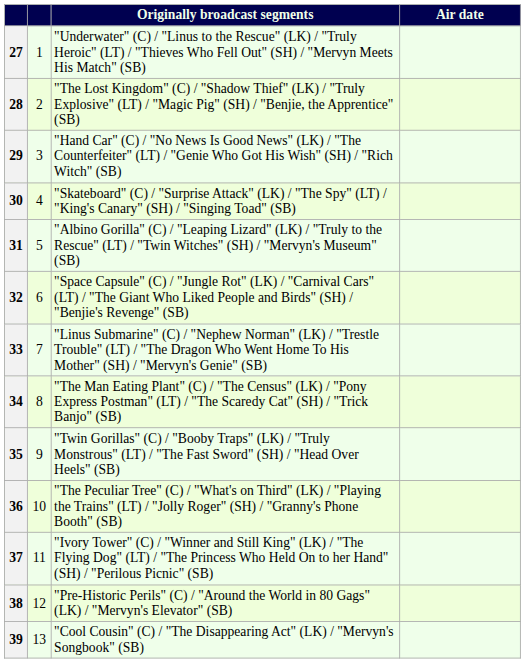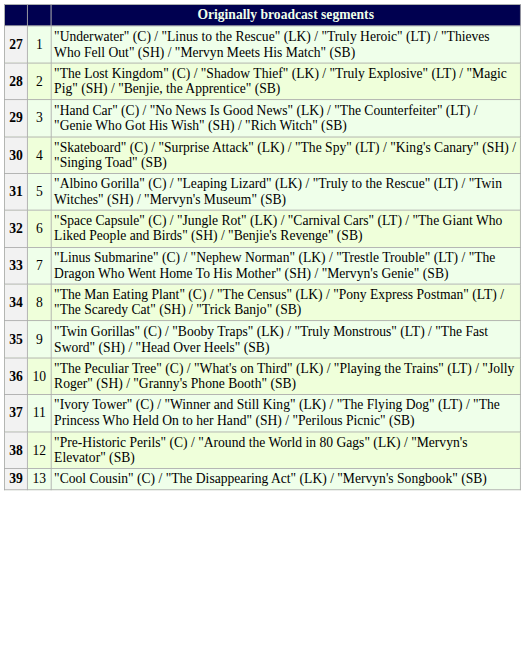- column: (460, 15)
